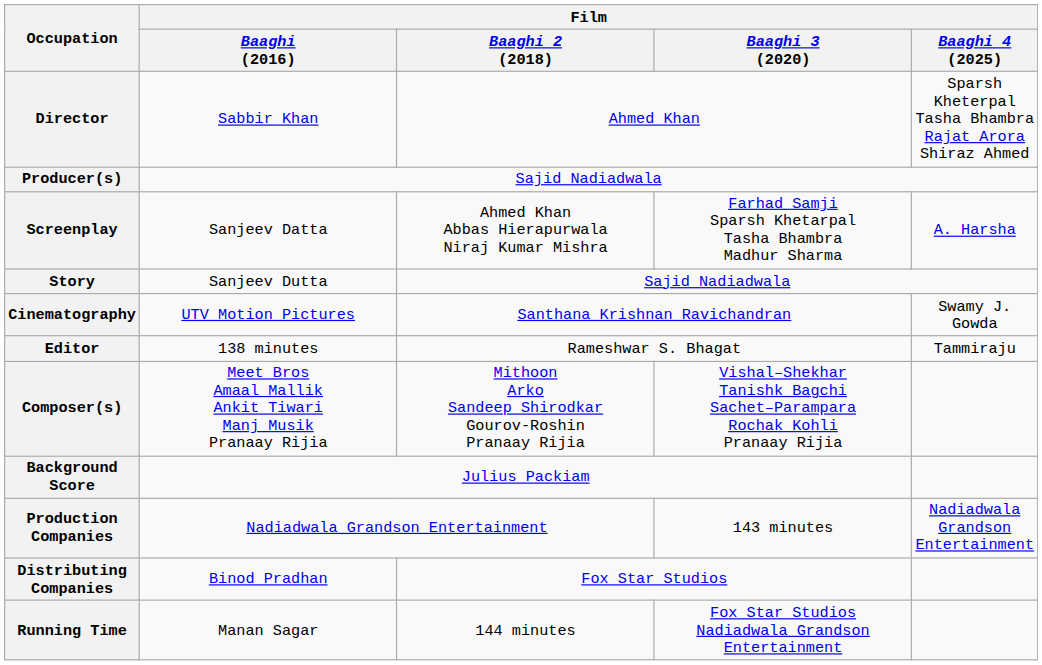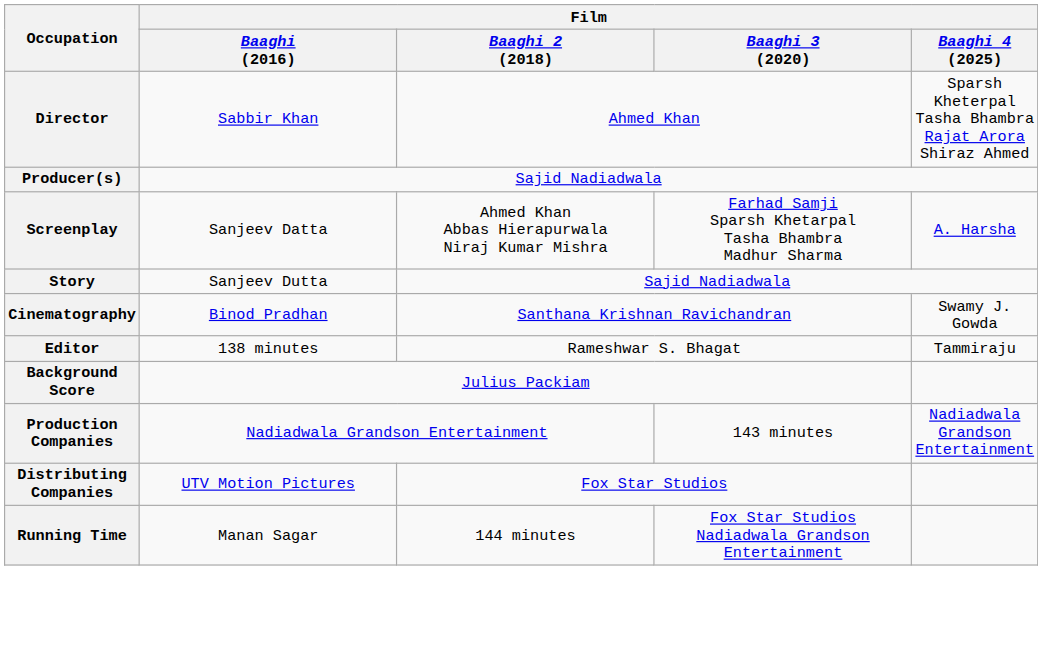(268, 315) UTV Motion Pictures -> (268, 315) Binod Pradhan
- row: (72, 408)
(268, 579) Binod Pradhan -> (268, 484) UTV Motion Pictures
